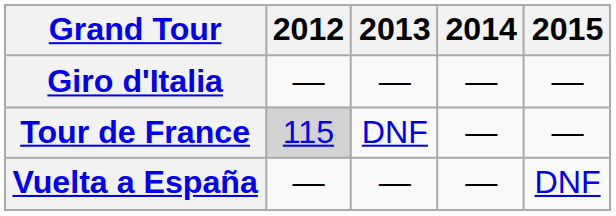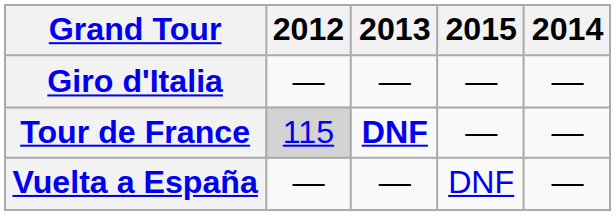columns swapped: (481, 30) <-> (568, 30)
(395, 132) normal -> (395, 132) bold
